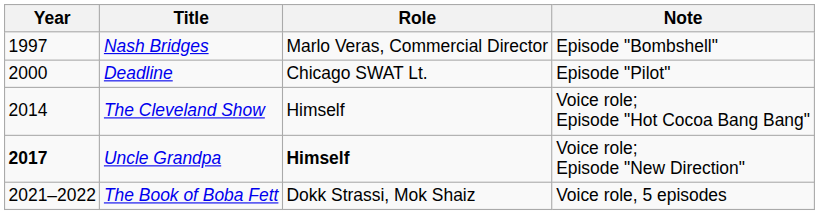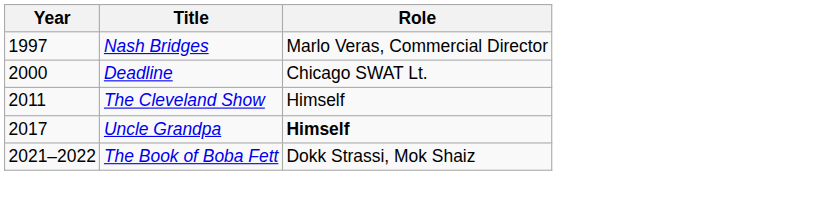- column: (683, 18)
(28, 111) 2014 -> (27, 101) 2011
(28, 158) bold -> (28, 128) normal
